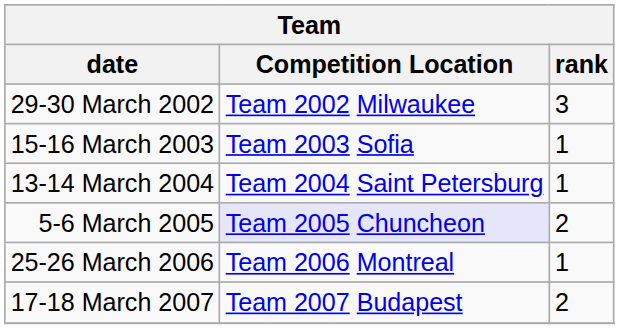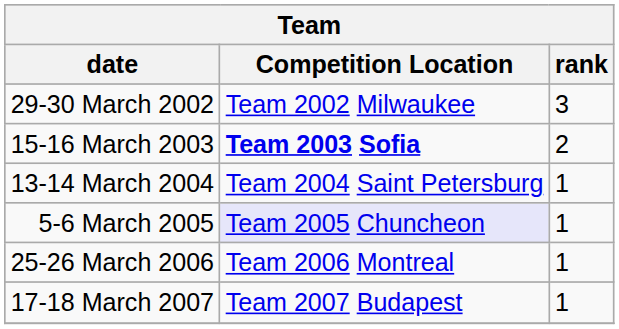(320, 144) normal -> (323, 144) bold
(562, 144) 1 -> (562, 144) 2
(562, 223) 2 -> (562, 223) 1
(562, 303) 2 -> (562, 303) 1
